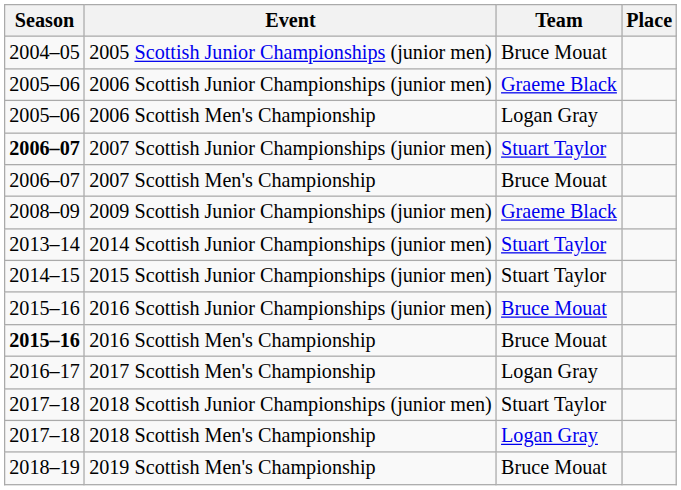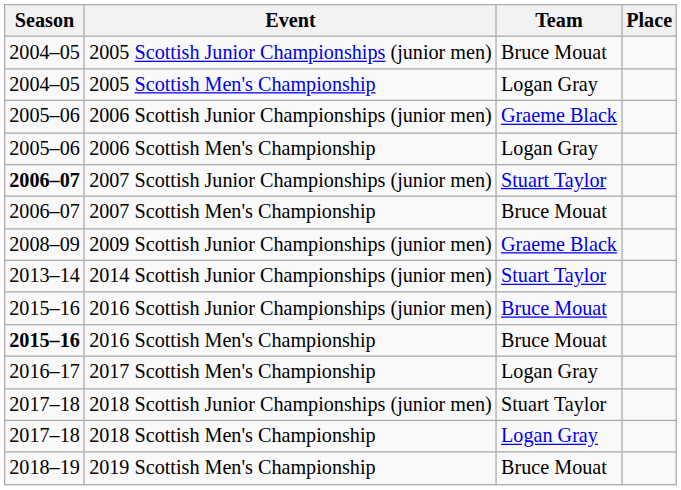+ row: (232, 84)
- row: (290, 276)
